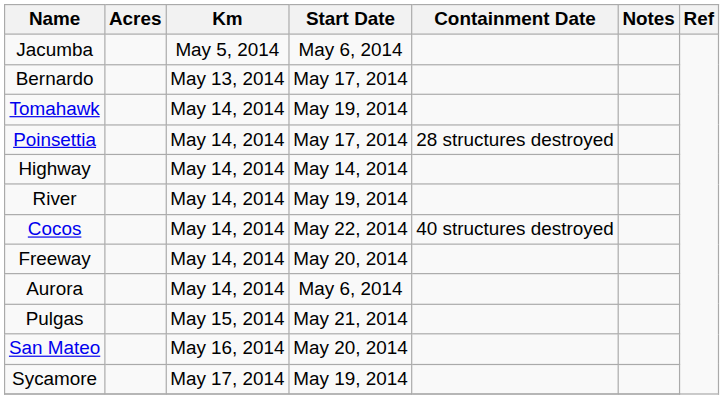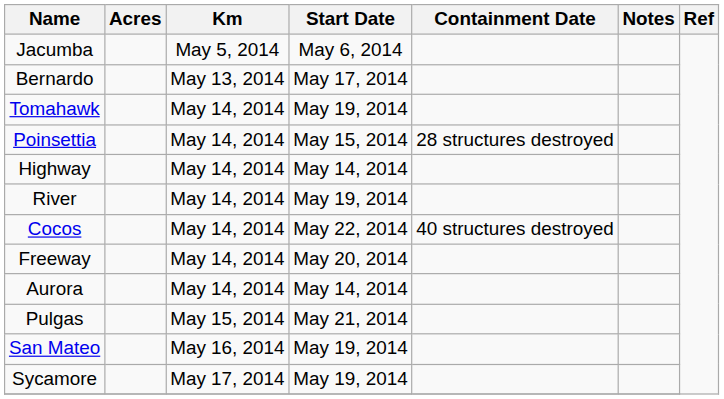(350, 139) May 17, 2014 -> (350, 139) May 15, 2014
(350, 288) May 6, 2014 -> (350, 288) May 14, 2014
(350, 348) May 20, 2014 -> (350, 348) May 19, 2014
